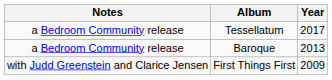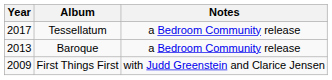columns swapped: (313, 13) <-> (108, 13)
